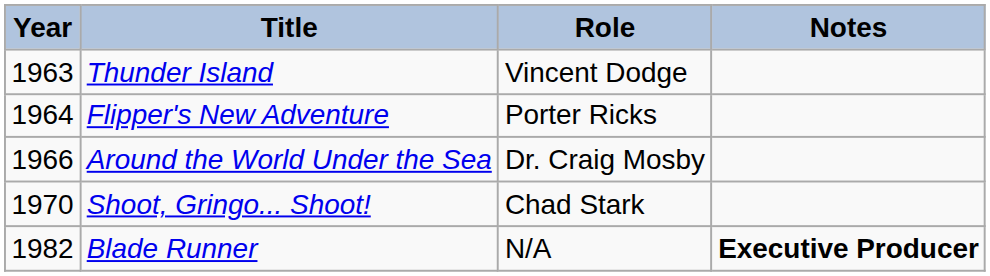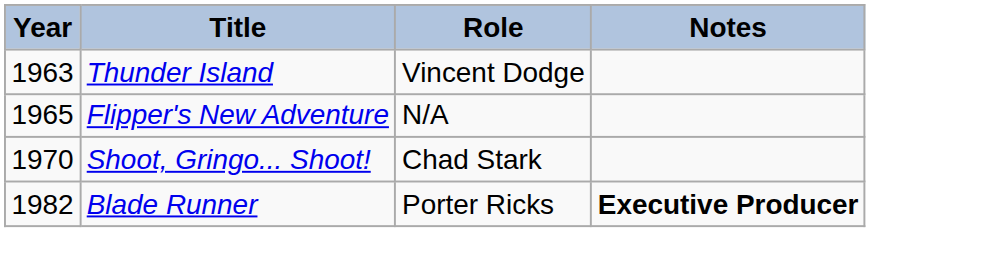(43, 116) 1964 -> (43, 116) 1965
(581, 116) Porter Ricks -> (425, 116) N/A
- row: (289, 160)
(528, 248) N/A -> (478, 204) Porter Ricks
